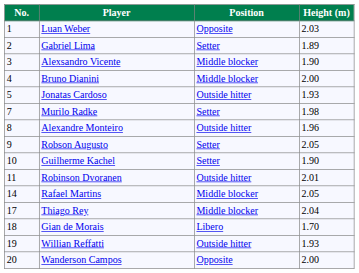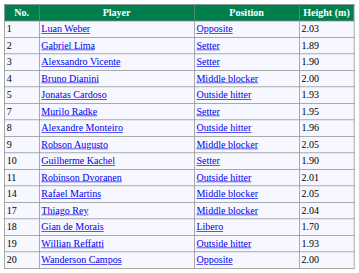(227, 62) Middle blocker -> (208, 62) Setter
(310, 111) 1.98 -> (310, 111) 1.95
(208, 144) Setter -> (227, 144) Middle blocker
